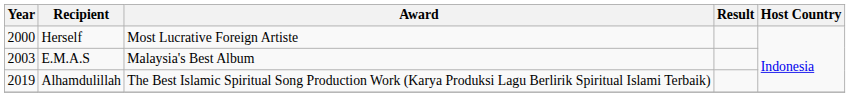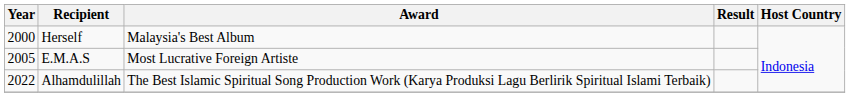(213, 37) Most Lucrative Foreign Artiste -> (191, 37) Malaysia's Best Album
(21, 59) 2003 -> (21, 59) 2005
(191, 59) Malaysia's Best Album -> (213, 59) Most Lucrative Foreign Artiste
(21, 80) 2019 -> (21, 80) 2022
